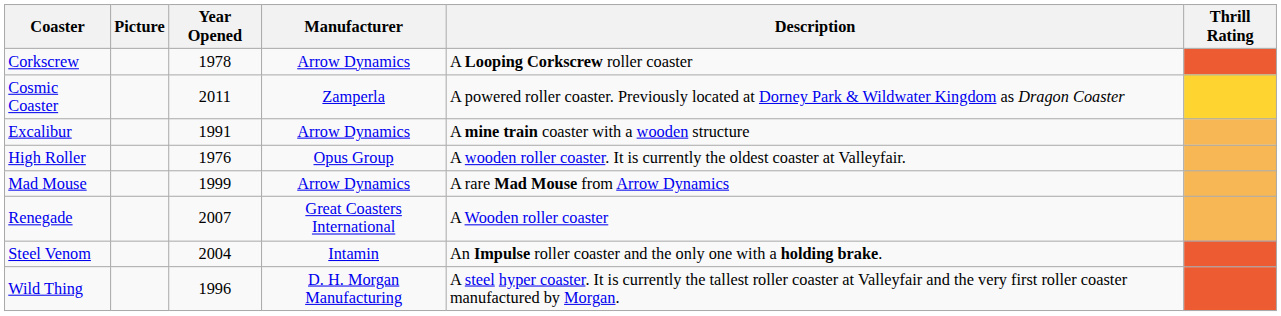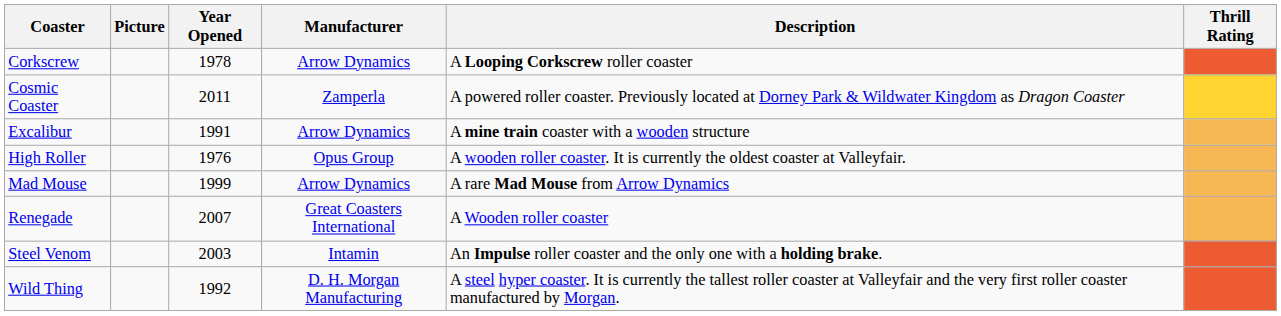(215, 253) 2004 -> (215, 253) 2003
(215, 288) 1996 -> (215, 288) 1992
